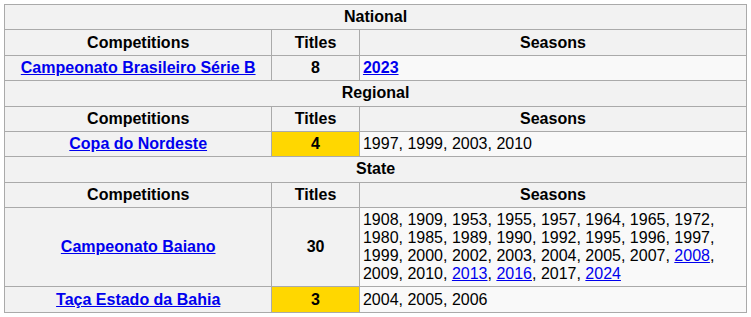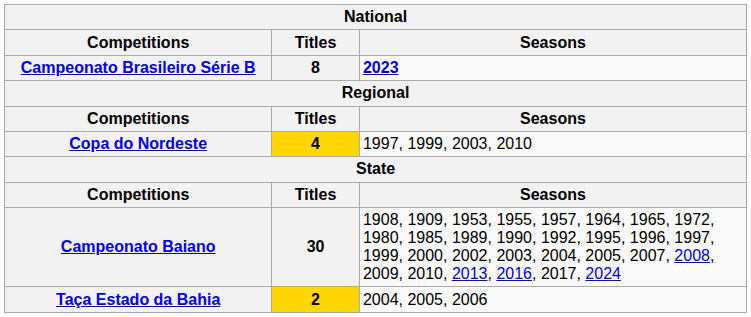(316, 299) 3 -> (316, 299) 2
